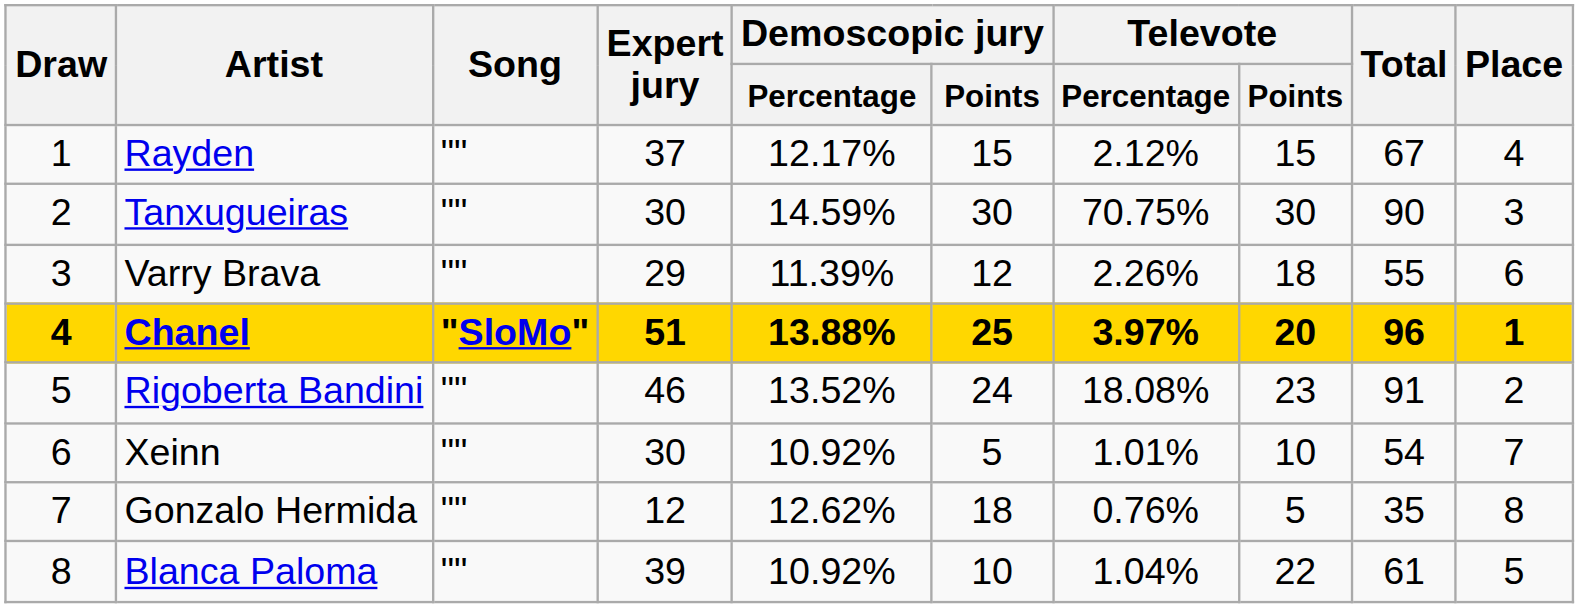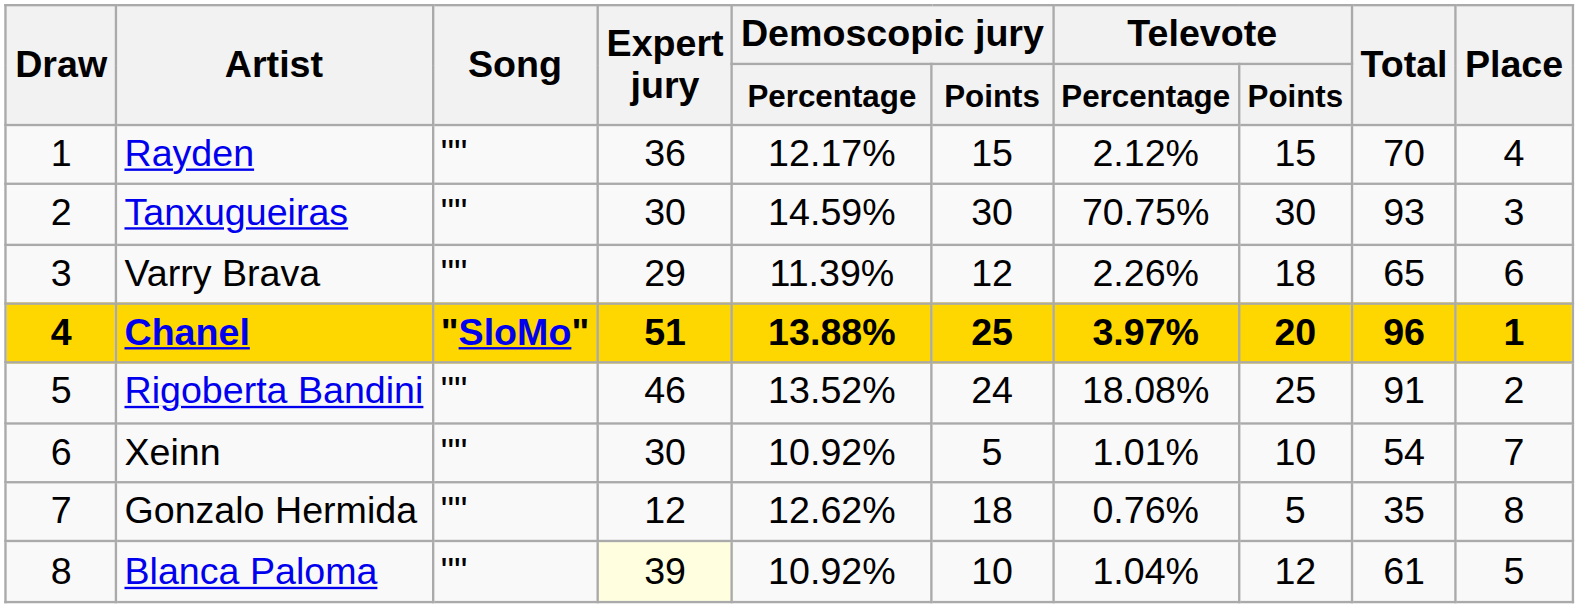(665, 153) 37 -> (665, 153) 36
(1404, 153) 67 -> (1404, 153) 70
(1404, 213) 90 -> (1404, 213) 93
(1404, 272) 55 -> (1404, 272) 65
(1295, 392) 23 -> (1295, 392) 25
(665, 570) no background -> (665, 570) lightyellow background
(1295, 570) 22 -> (1295, 570) 12
